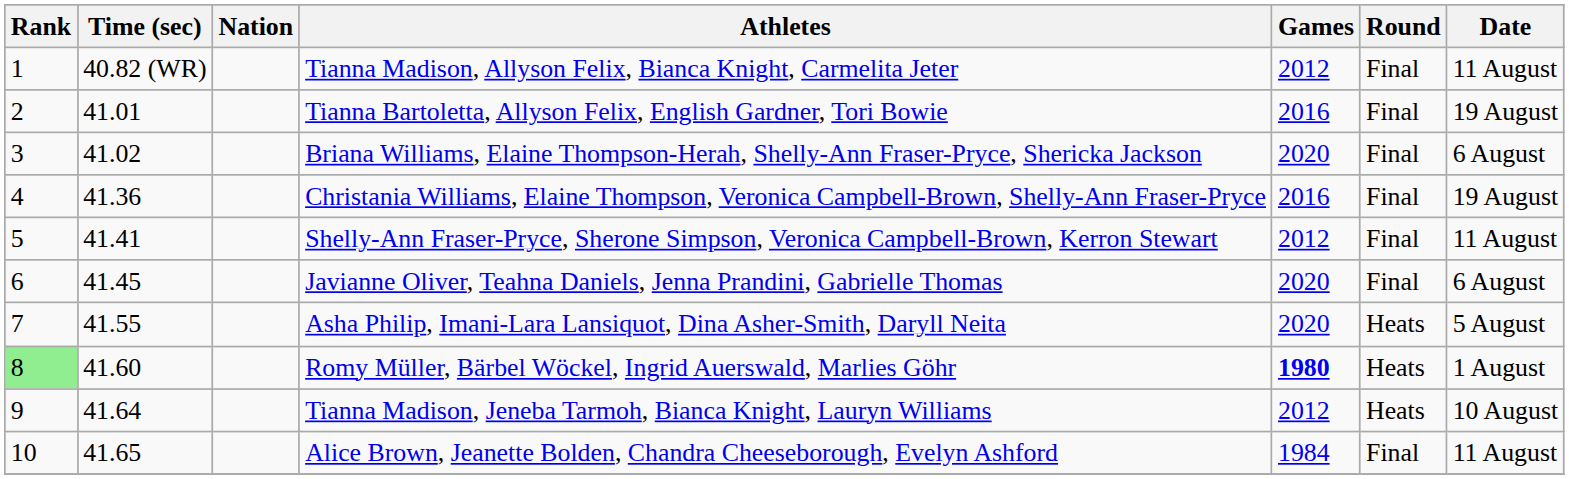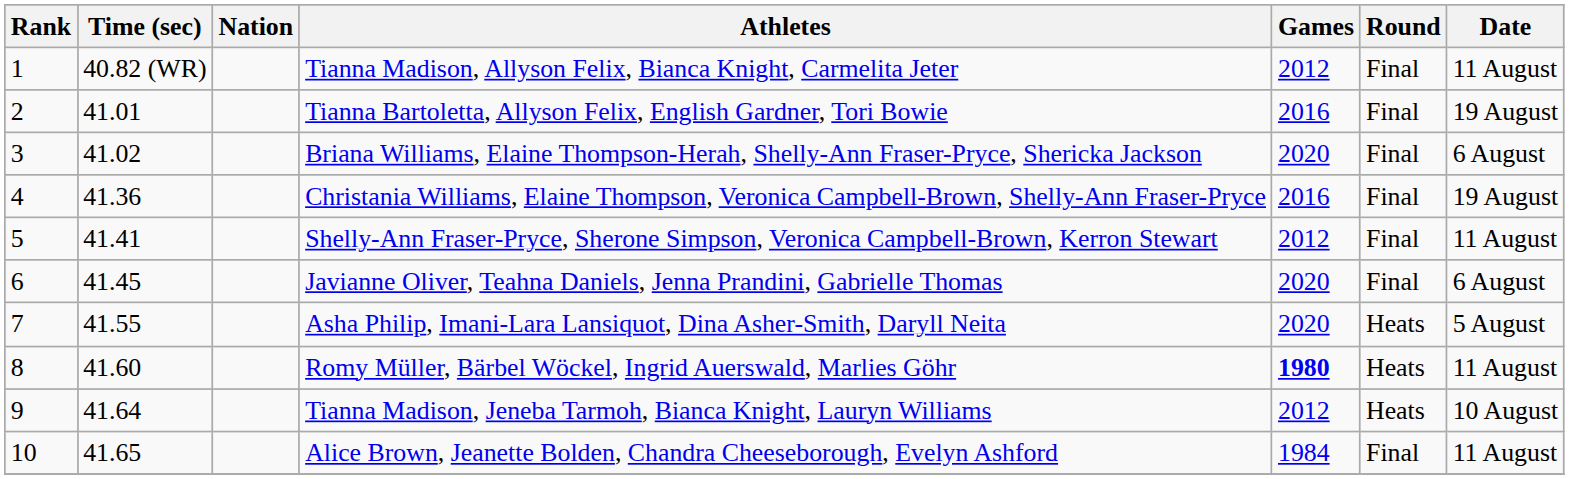(17, 366) lightgreen background -> (17, 366) no background
(1499, 366) 1 August -> (1505, 366) 11 August
